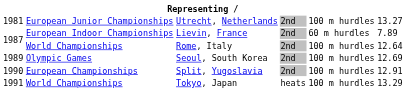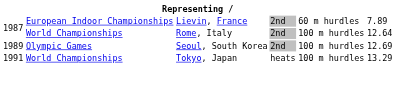- row: (227, 21)
- row: (219, 71)
